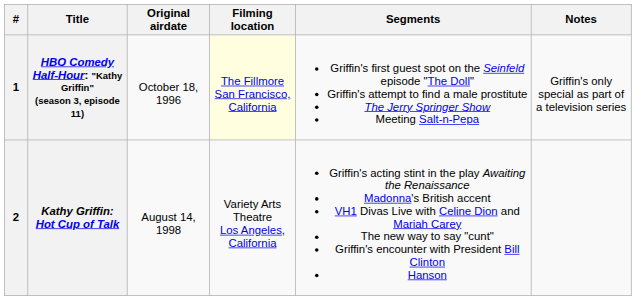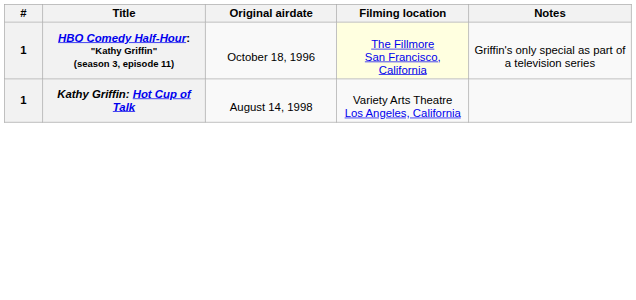- column: (413, 19)
(16, 217) 2 -> (23, 100) 1
